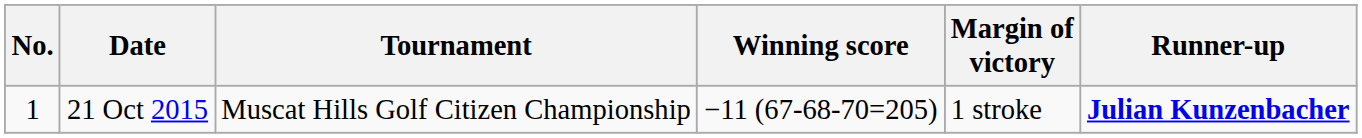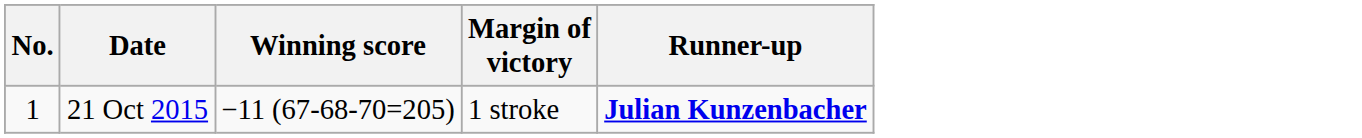- column: (456, 45)
